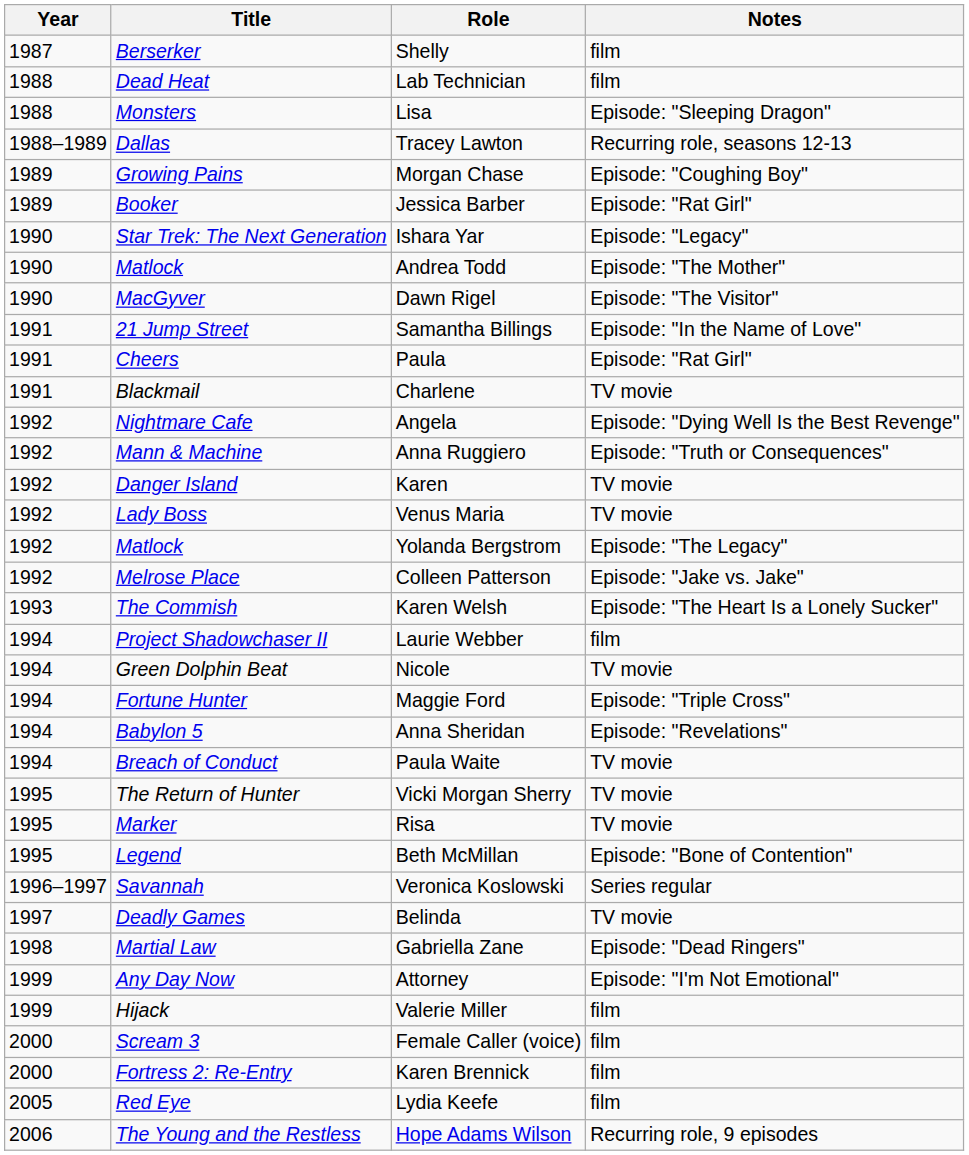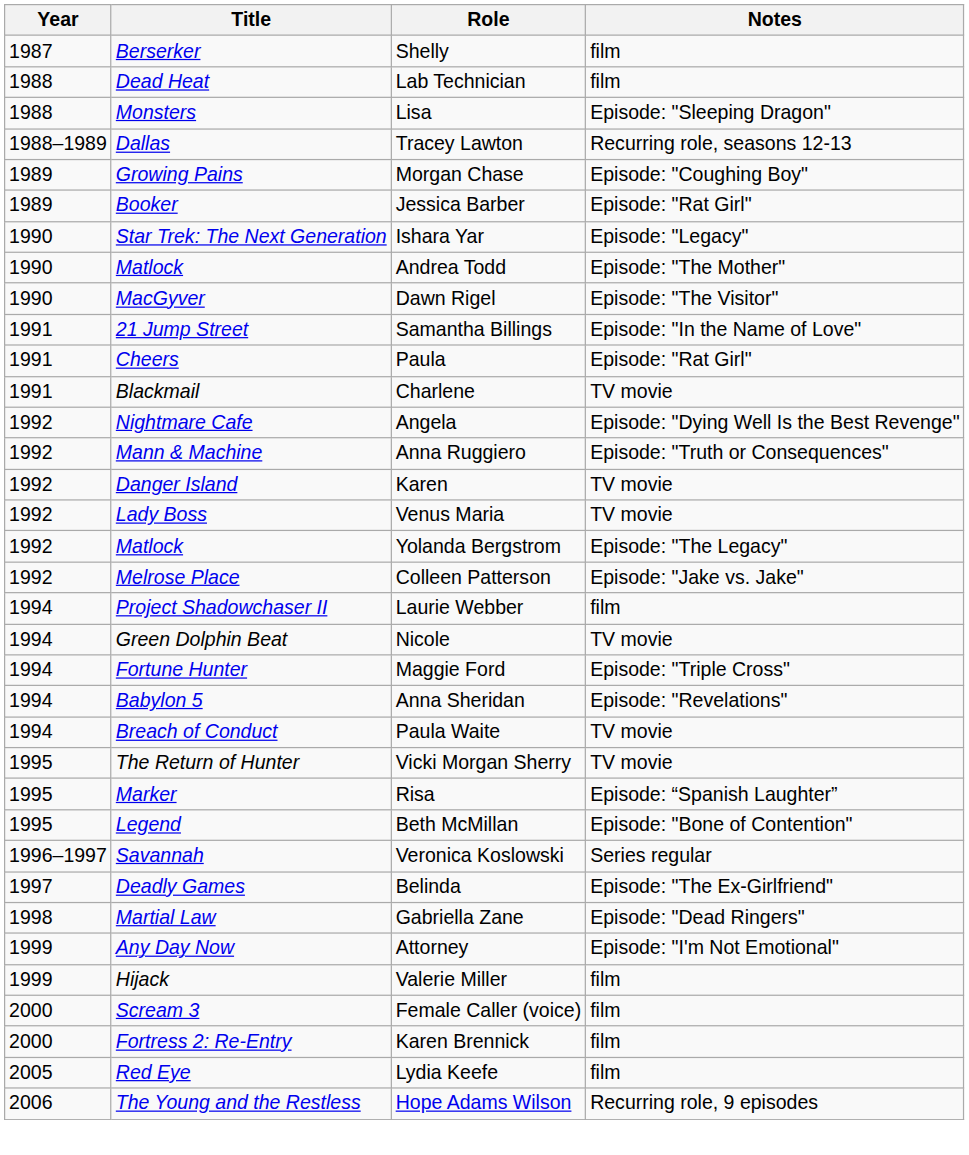- row: (451, 608)
(631, 824) TV movie -> (714, 793) Episode: “Spanish Laughter”
(631, 917) TV movie -> (712, 886) Episode: "The Ex-Girlfriend"
